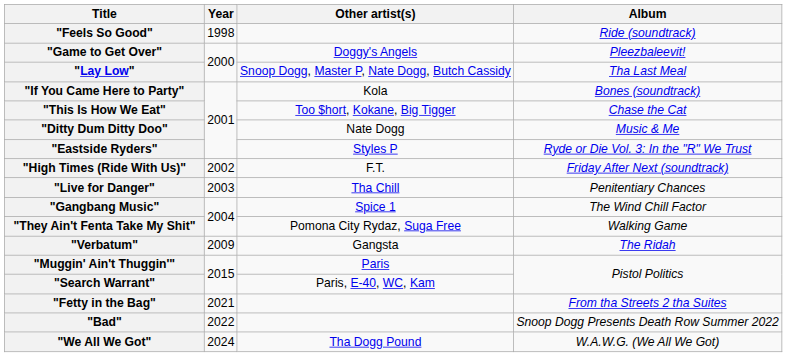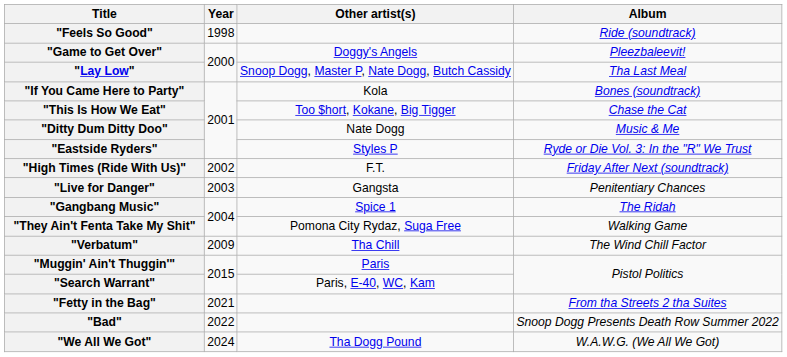(375, 187) Tha Chill -> (375, 187) Gangsta
(648, 206) The Wind Chill Factor -> (648, 206) The Ridah
(375, 245) Gangsta -> (375, 245) Tha Chill
(648, 245) The Ridah -> (648, 245) The Wind Chill Factor
